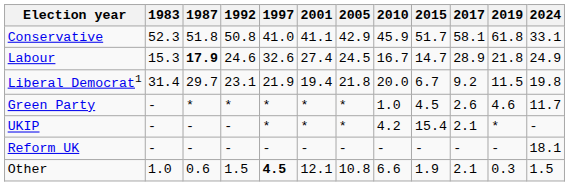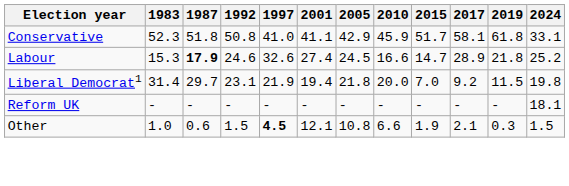(393, 59) 16.7 -> (393, 59) 16.6
(545, 59) 24.9 -> (545, 59) 25.2
(427, 82) 6.7 -> (427, 82) 7.0
- row: (51, 105)
- row: (24, 127)
